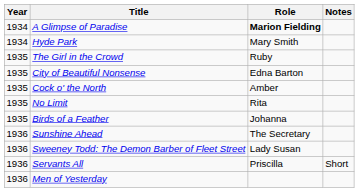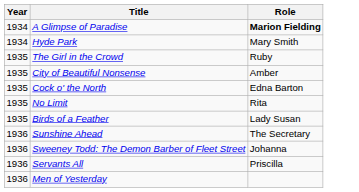- column: (339, 12)
(276, 73) Edna Barton -> (264, 73) Amber
(264, 88) Amber -> (276, 88) Edna Barton
(268, 118) Johanna -> (275, 118) Lady Susan
(275, 149) Lady Susan -> (268, 149) Johanna
